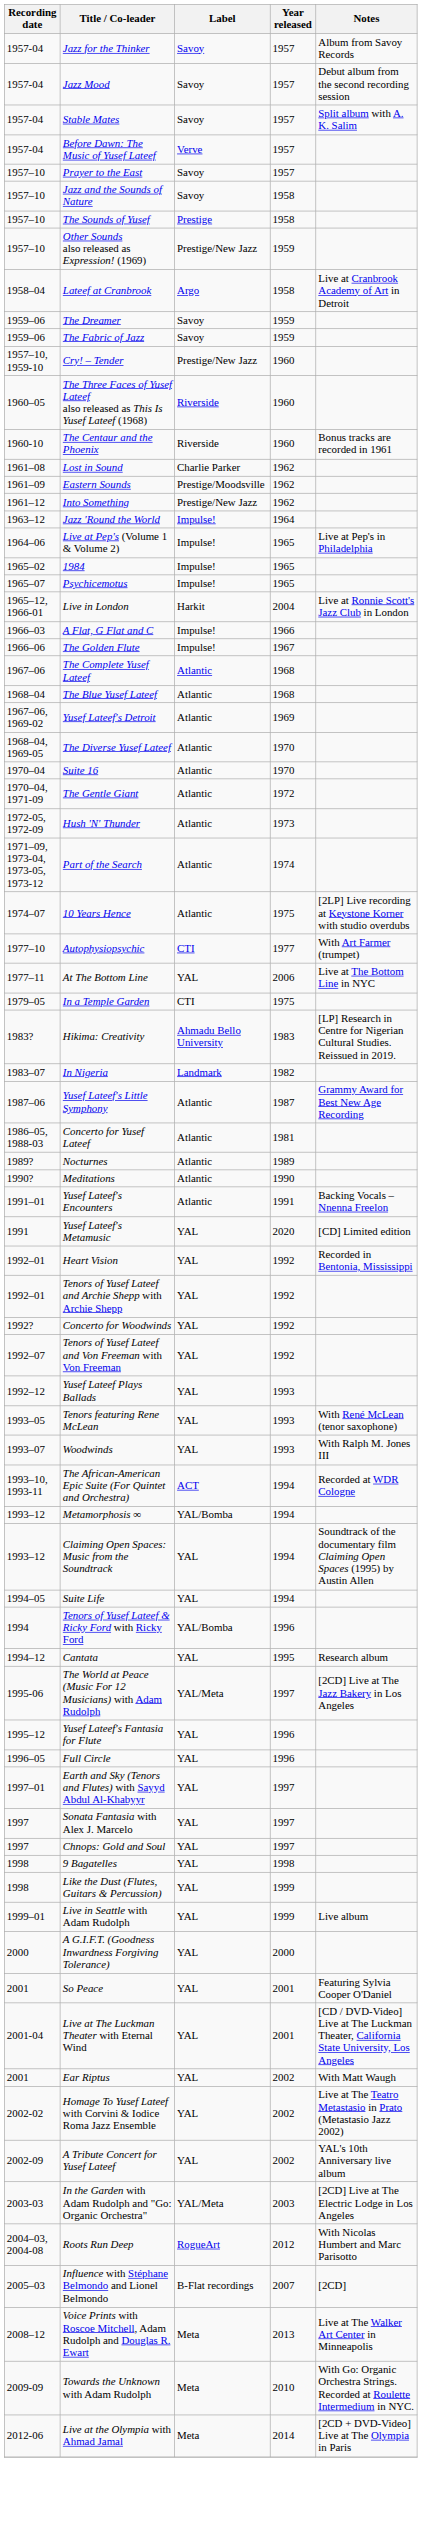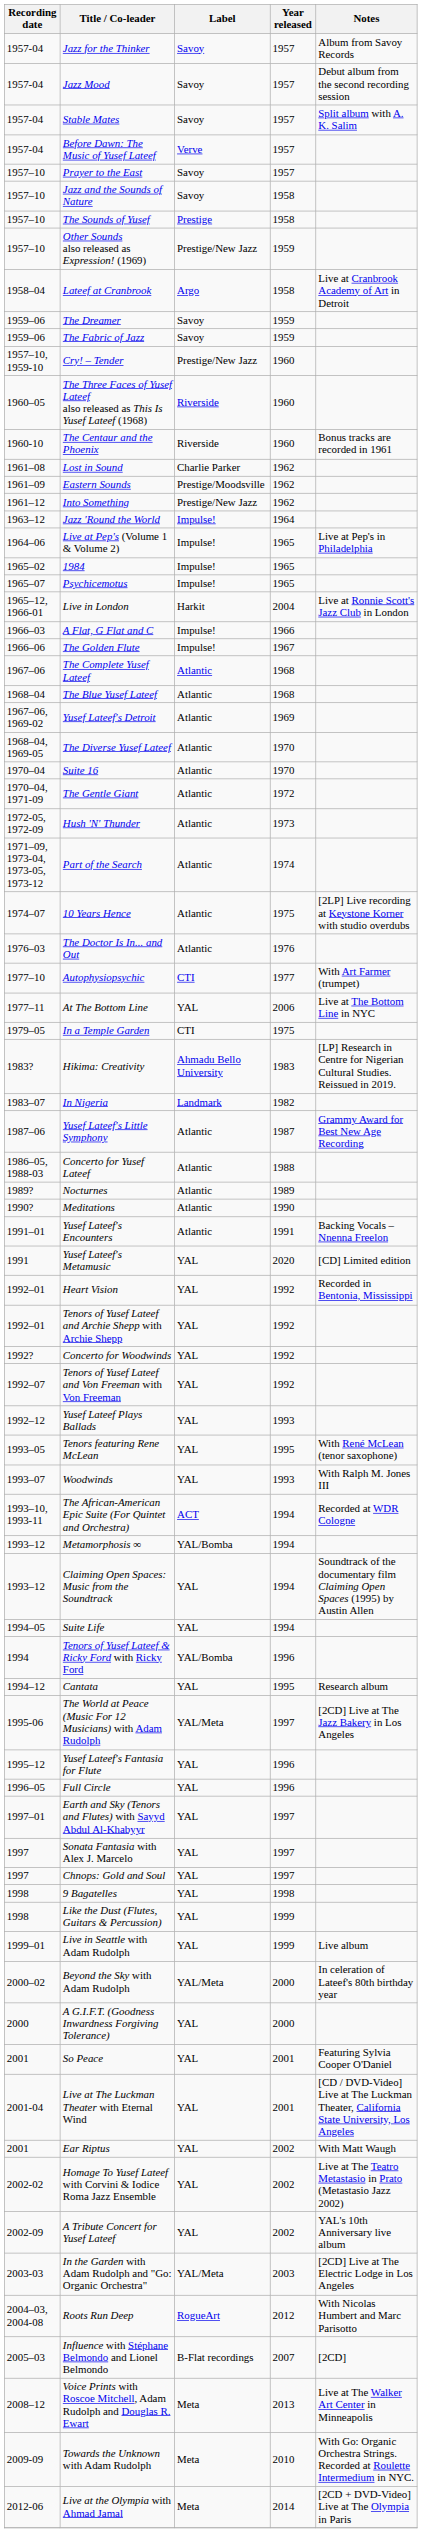+ row: (113, 948)
(283, 1137) 1981 -> (283, 1167) 1988
(283, 1420) 1993 -> (283, 1450) 1995
+ row: (107, 1982)
